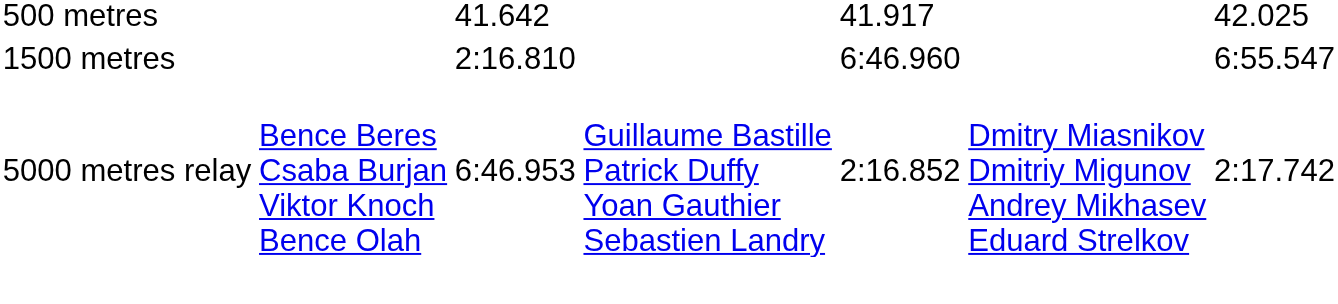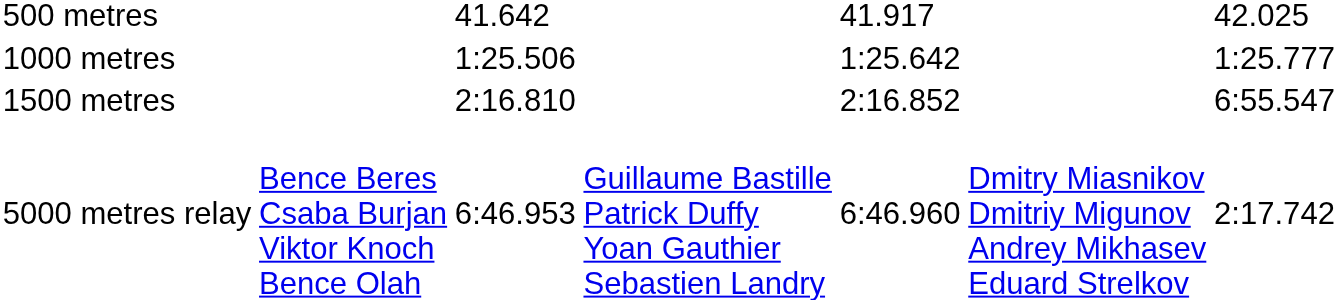+ row: (89, 58)
(900, 58) 6:46.960 -> (900, 101) 2:16.852
(900, 171) 2:16.852 -> (900, 213) 6:46.960
